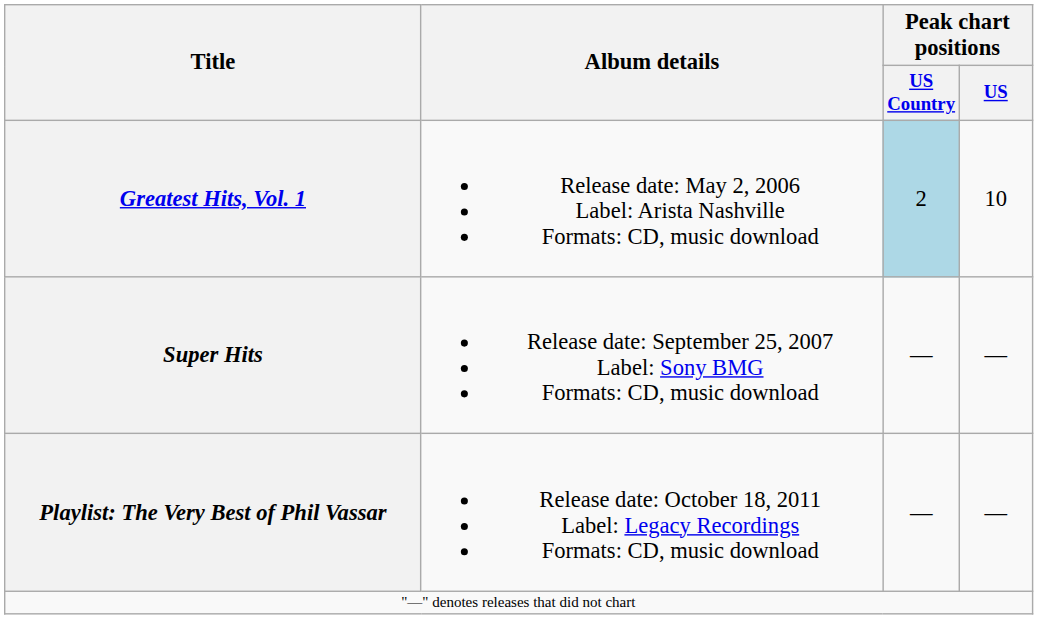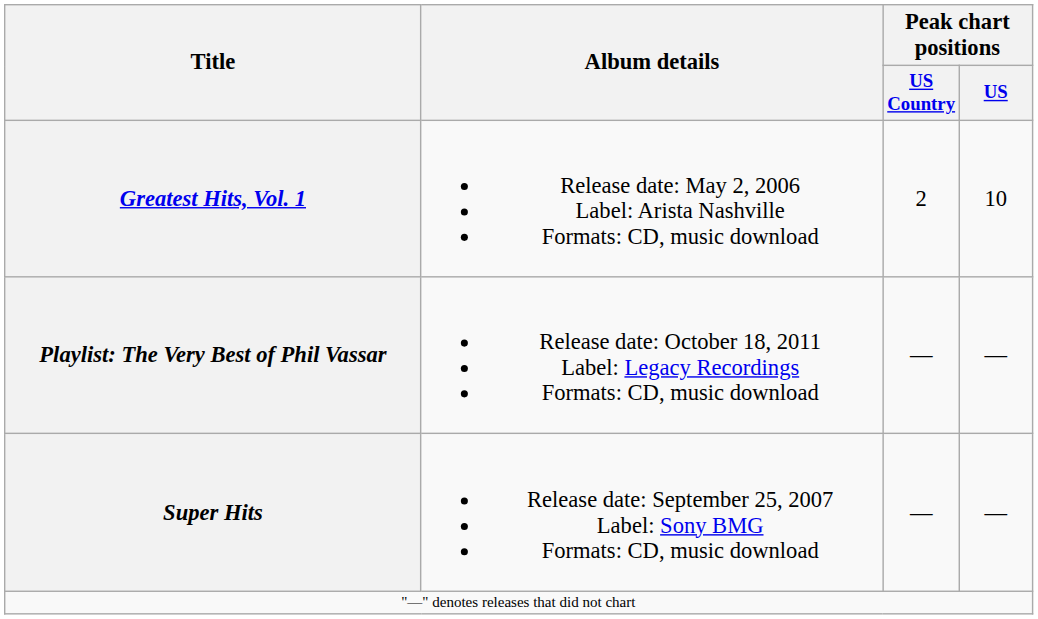(921, 198) lightblue background -> (921, 198) no background
rows swapped: (213, 355) <-> (213, 512)
